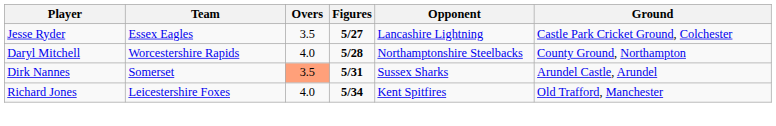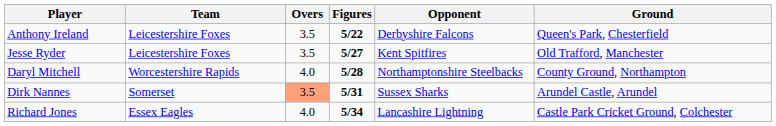+ row: (48, 33)
(161, 33) Essex Eagles -> (179, 53) Leicestershire Foxes
(430, 33) Lancashire Lightning -> (412, 53) Kent Spitfires
(635, 33) Castle Park Cricket Ground, Colchester -> (600, 53) Old Trafford, Manchester
(179, 92) Leicestershire Foxes -> (161, 111) Essex Eagles
(412, 92) Kent Spitfires -> (430, 111) Lancashire Lightning
(600, 92) Old Trafford, Manchester -> (635, 111) Castle Park Cricket Ground, Colchester
